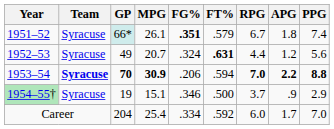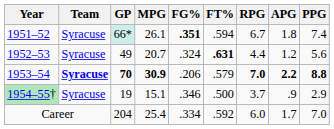(223, 34) .579 -> (223, 34) .594
(223, 74) .594 -> (223, 74) .579
